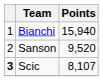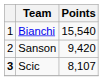(79, 31) 15,940 -> (79, 31) 15,540
(82, 48) 9,520 -> (82, 48) 9,420
